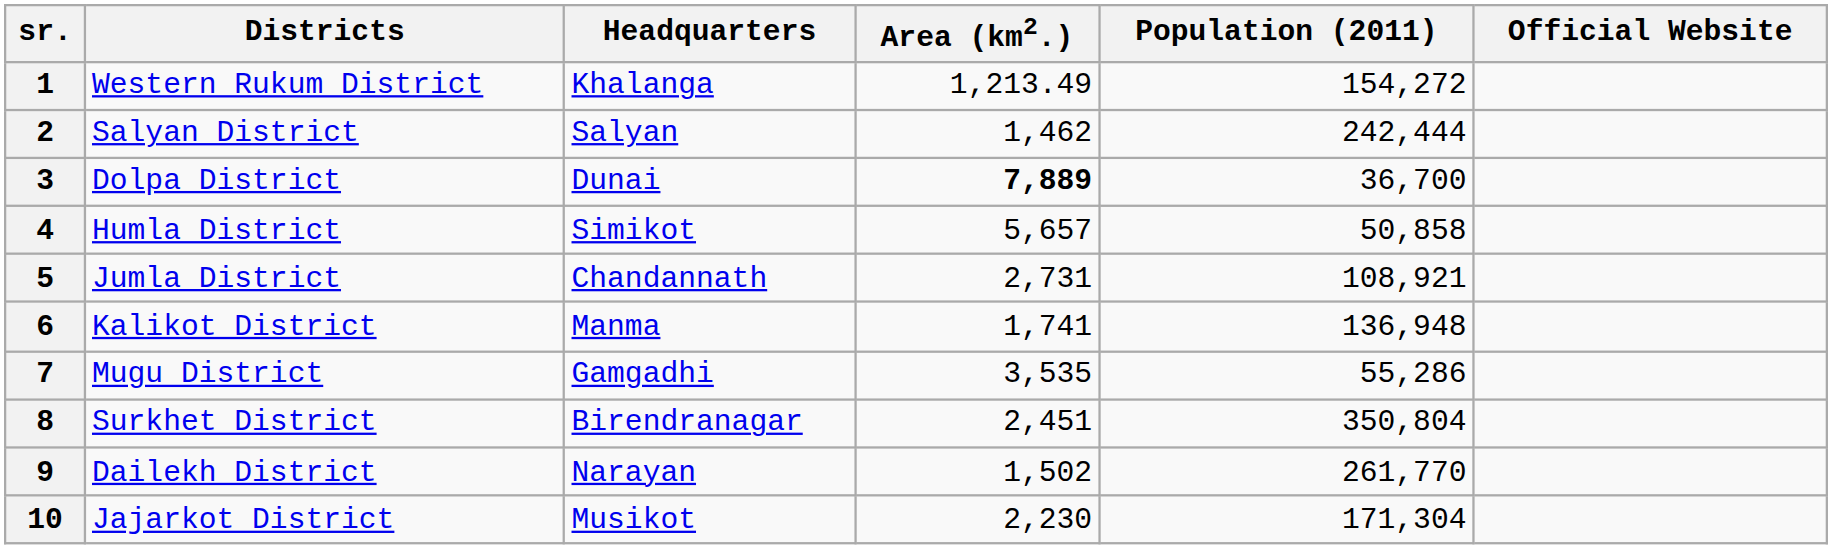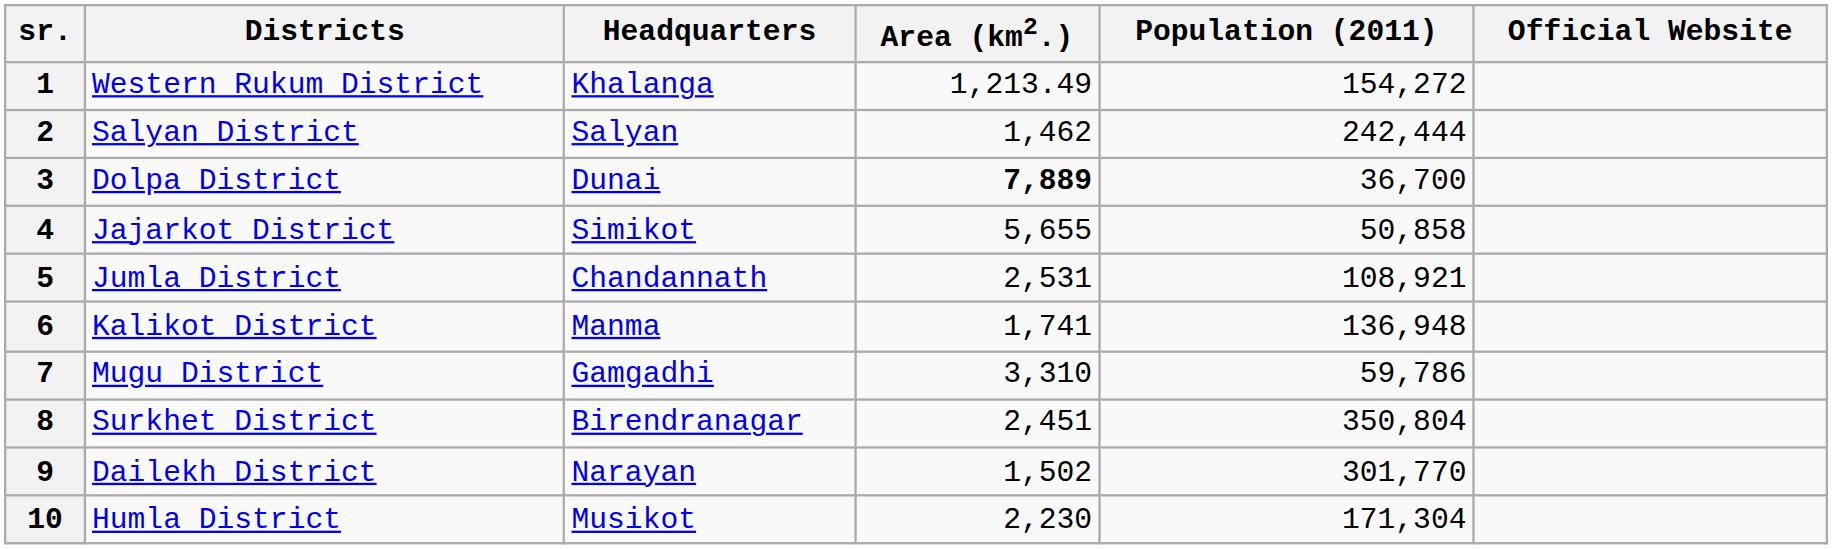(217, 230) Humla District -> (243, 230) Jajarkot District
(1048, 230) 5,657 -> (1048, 230) 5,655
(1048, 278) 2,731 -> (1048, 278) 2,531
(1048, 375) 3,535 -> (1048, 375) 3,310
(1413, 375) 55,286 -> (1413, 375) 59,786
(1404, 472) 261,770 -> (1404, 472) 301,770
(243, 520) Jajarkot District -> (217, 520) Humla District
